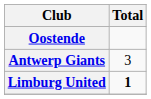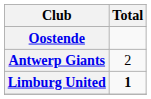(128, 60) 3 -> (128, 60) 2
